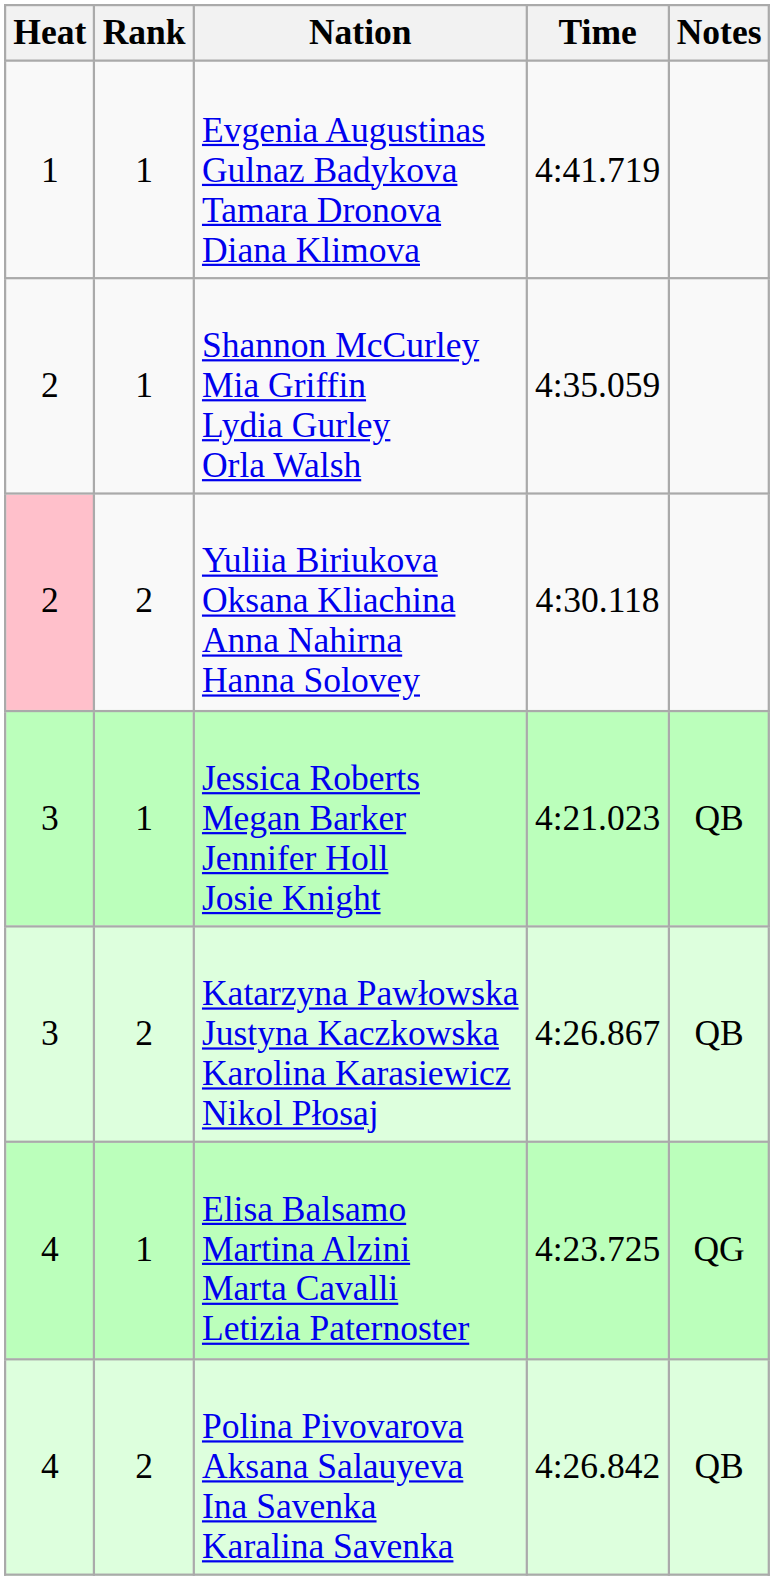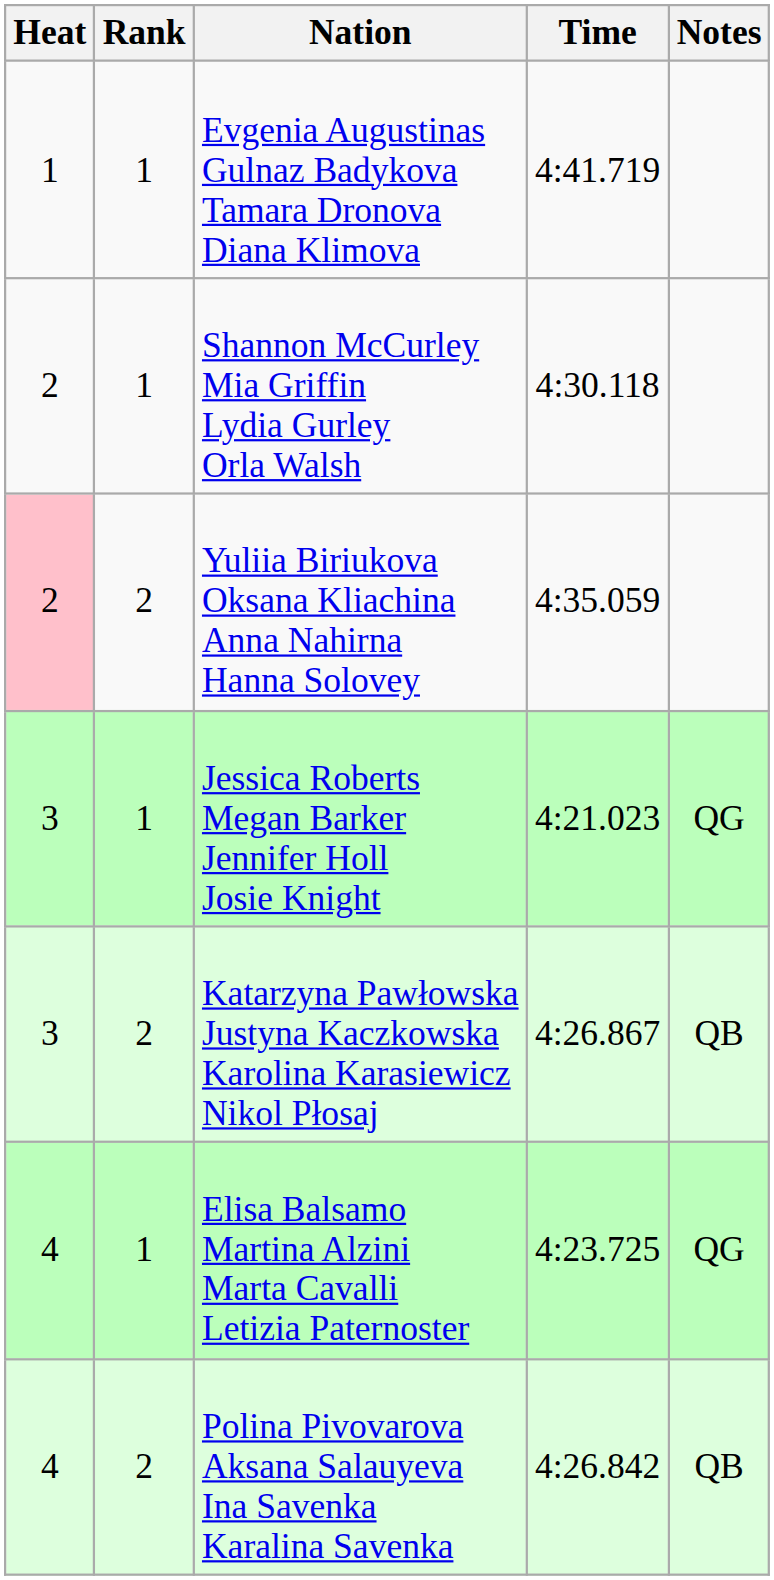(598, 385) 4:35.059 -> (598, 385) 4:30.118
(598, 601) 4:30.118 -> (598, 601) 4:35.059
(719, 817) QB -> (719, 817) QG
